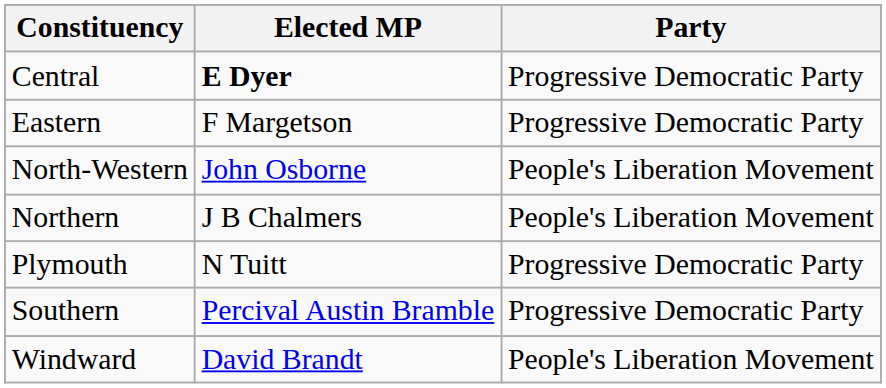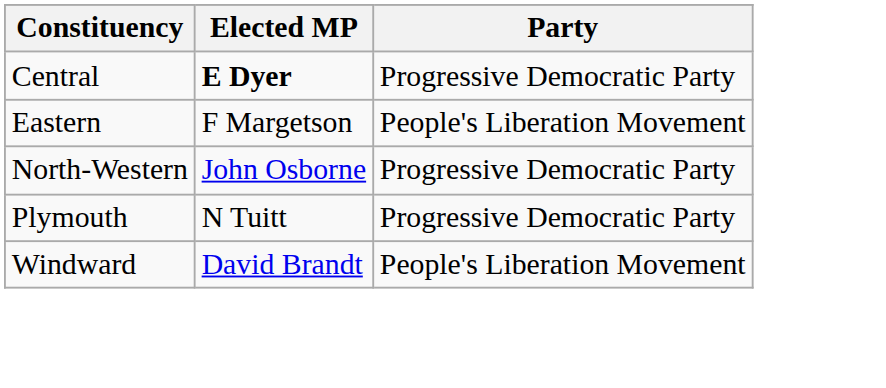(686, 122) Progressive Democratic Party -> (563, 122) People's Liberation Movement
(691, 169) People's Liberation Movement -> (558, 169) Progressive Democratic Party
- row: (66, 216)
- row: (66, 311)
